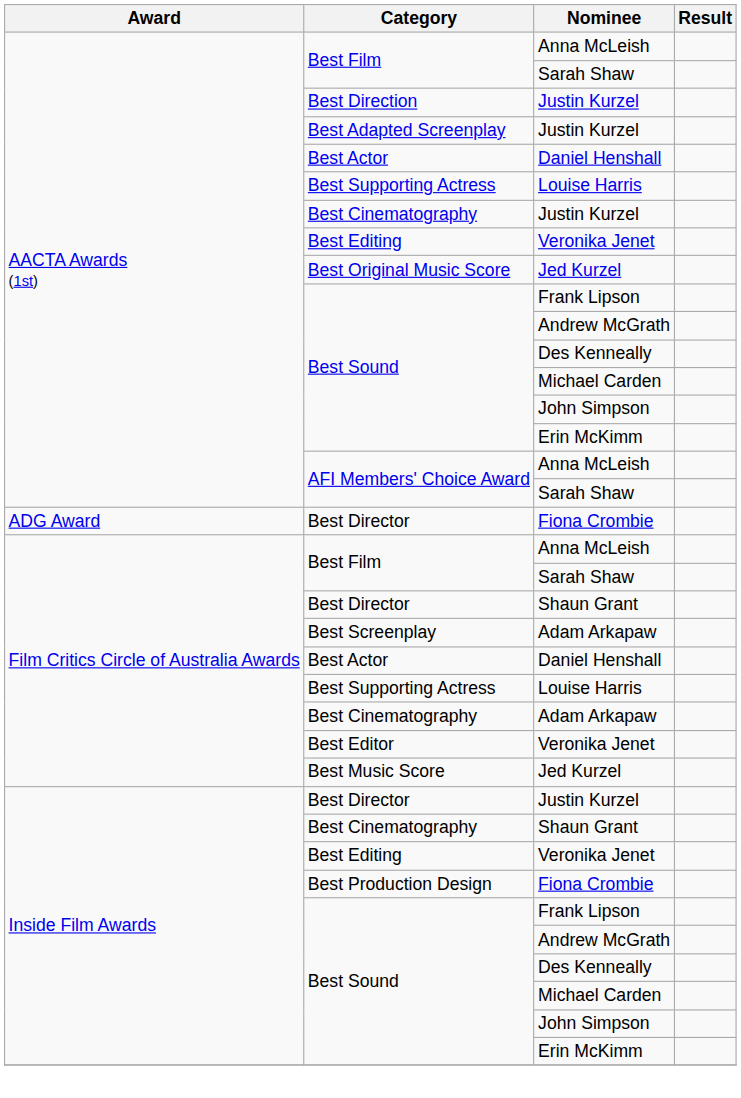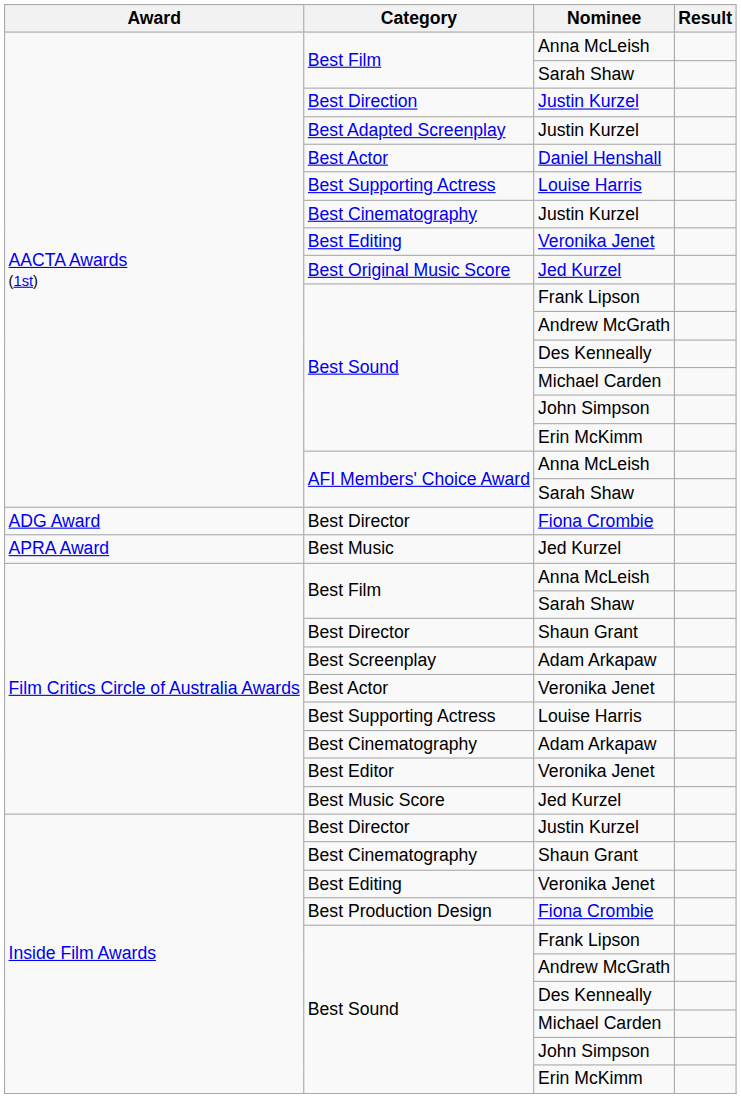+ row: (59, 548)
(600, 660) Daniel Henshall -> (596, 688) Veronika Jenet
